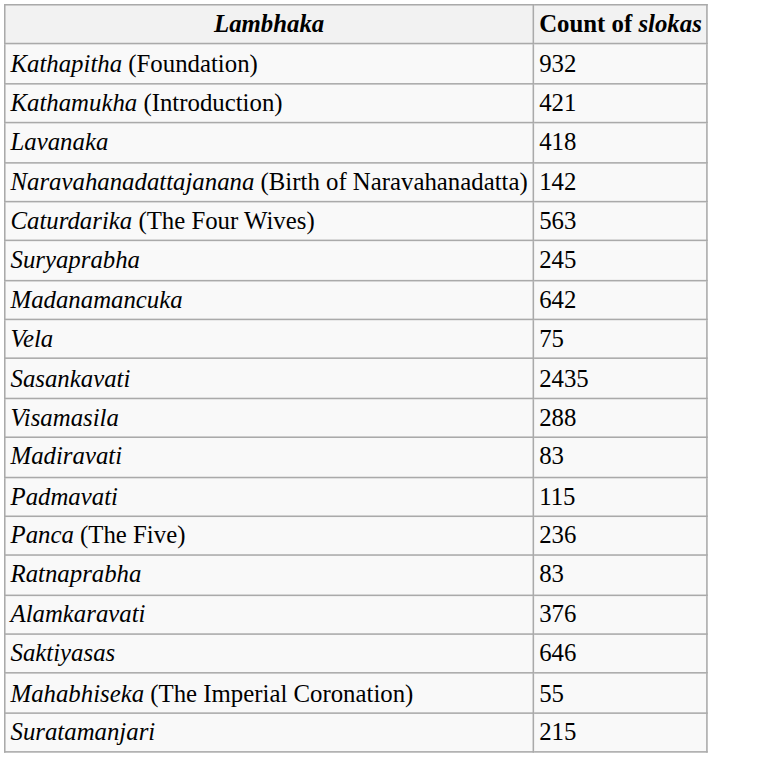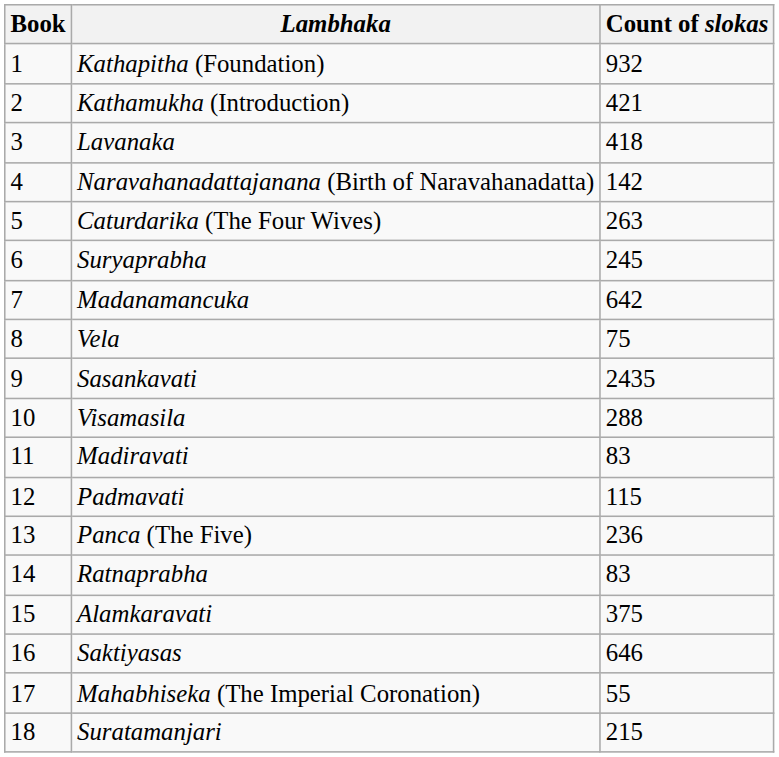+ column: (38, 24)
(558, 220) 563 -> (624, 220) 263
(558, 614) 376 -> (624, 614) 375
